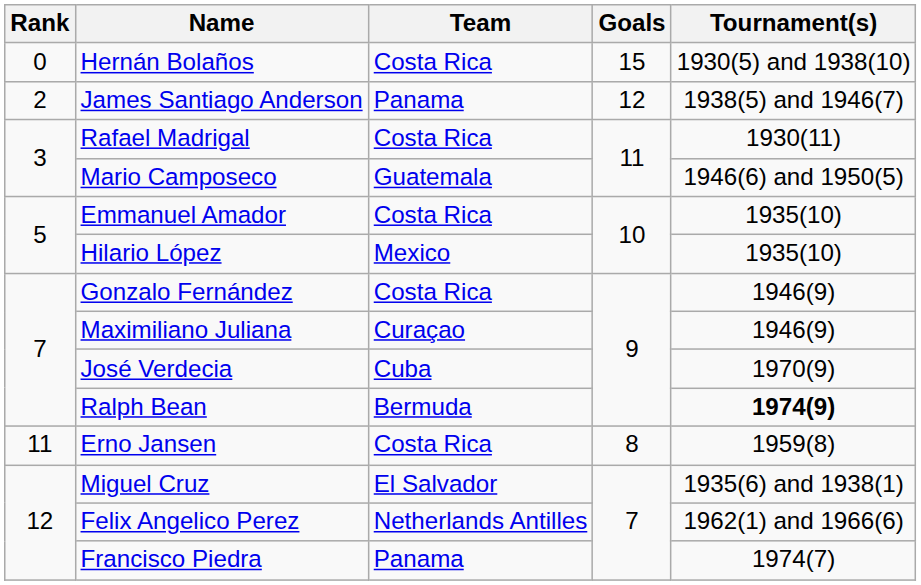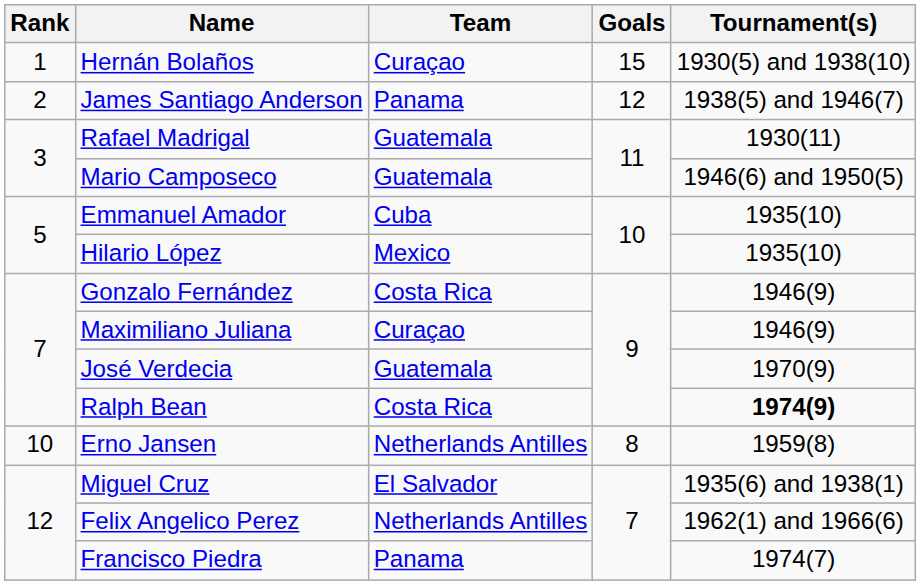(40, 61) 0 -> (40, 61) 1
(433, 61) Costa Rica -> (419, 61) Curaçao
(433, 138) Costa Rica -> (433, 138) Guatemala
(433, 215) Costa Rica -> (403, 215) Cuba
(403, 368) Cuba -> (433, 368) Guatemala
(423, 406) Bermuda -> (433, 406) Costa Rica
(40, 445) 11 -> (40, 445) 10
(433, 445) Costa Rica -> (481, 445) Netherlands Antilles
